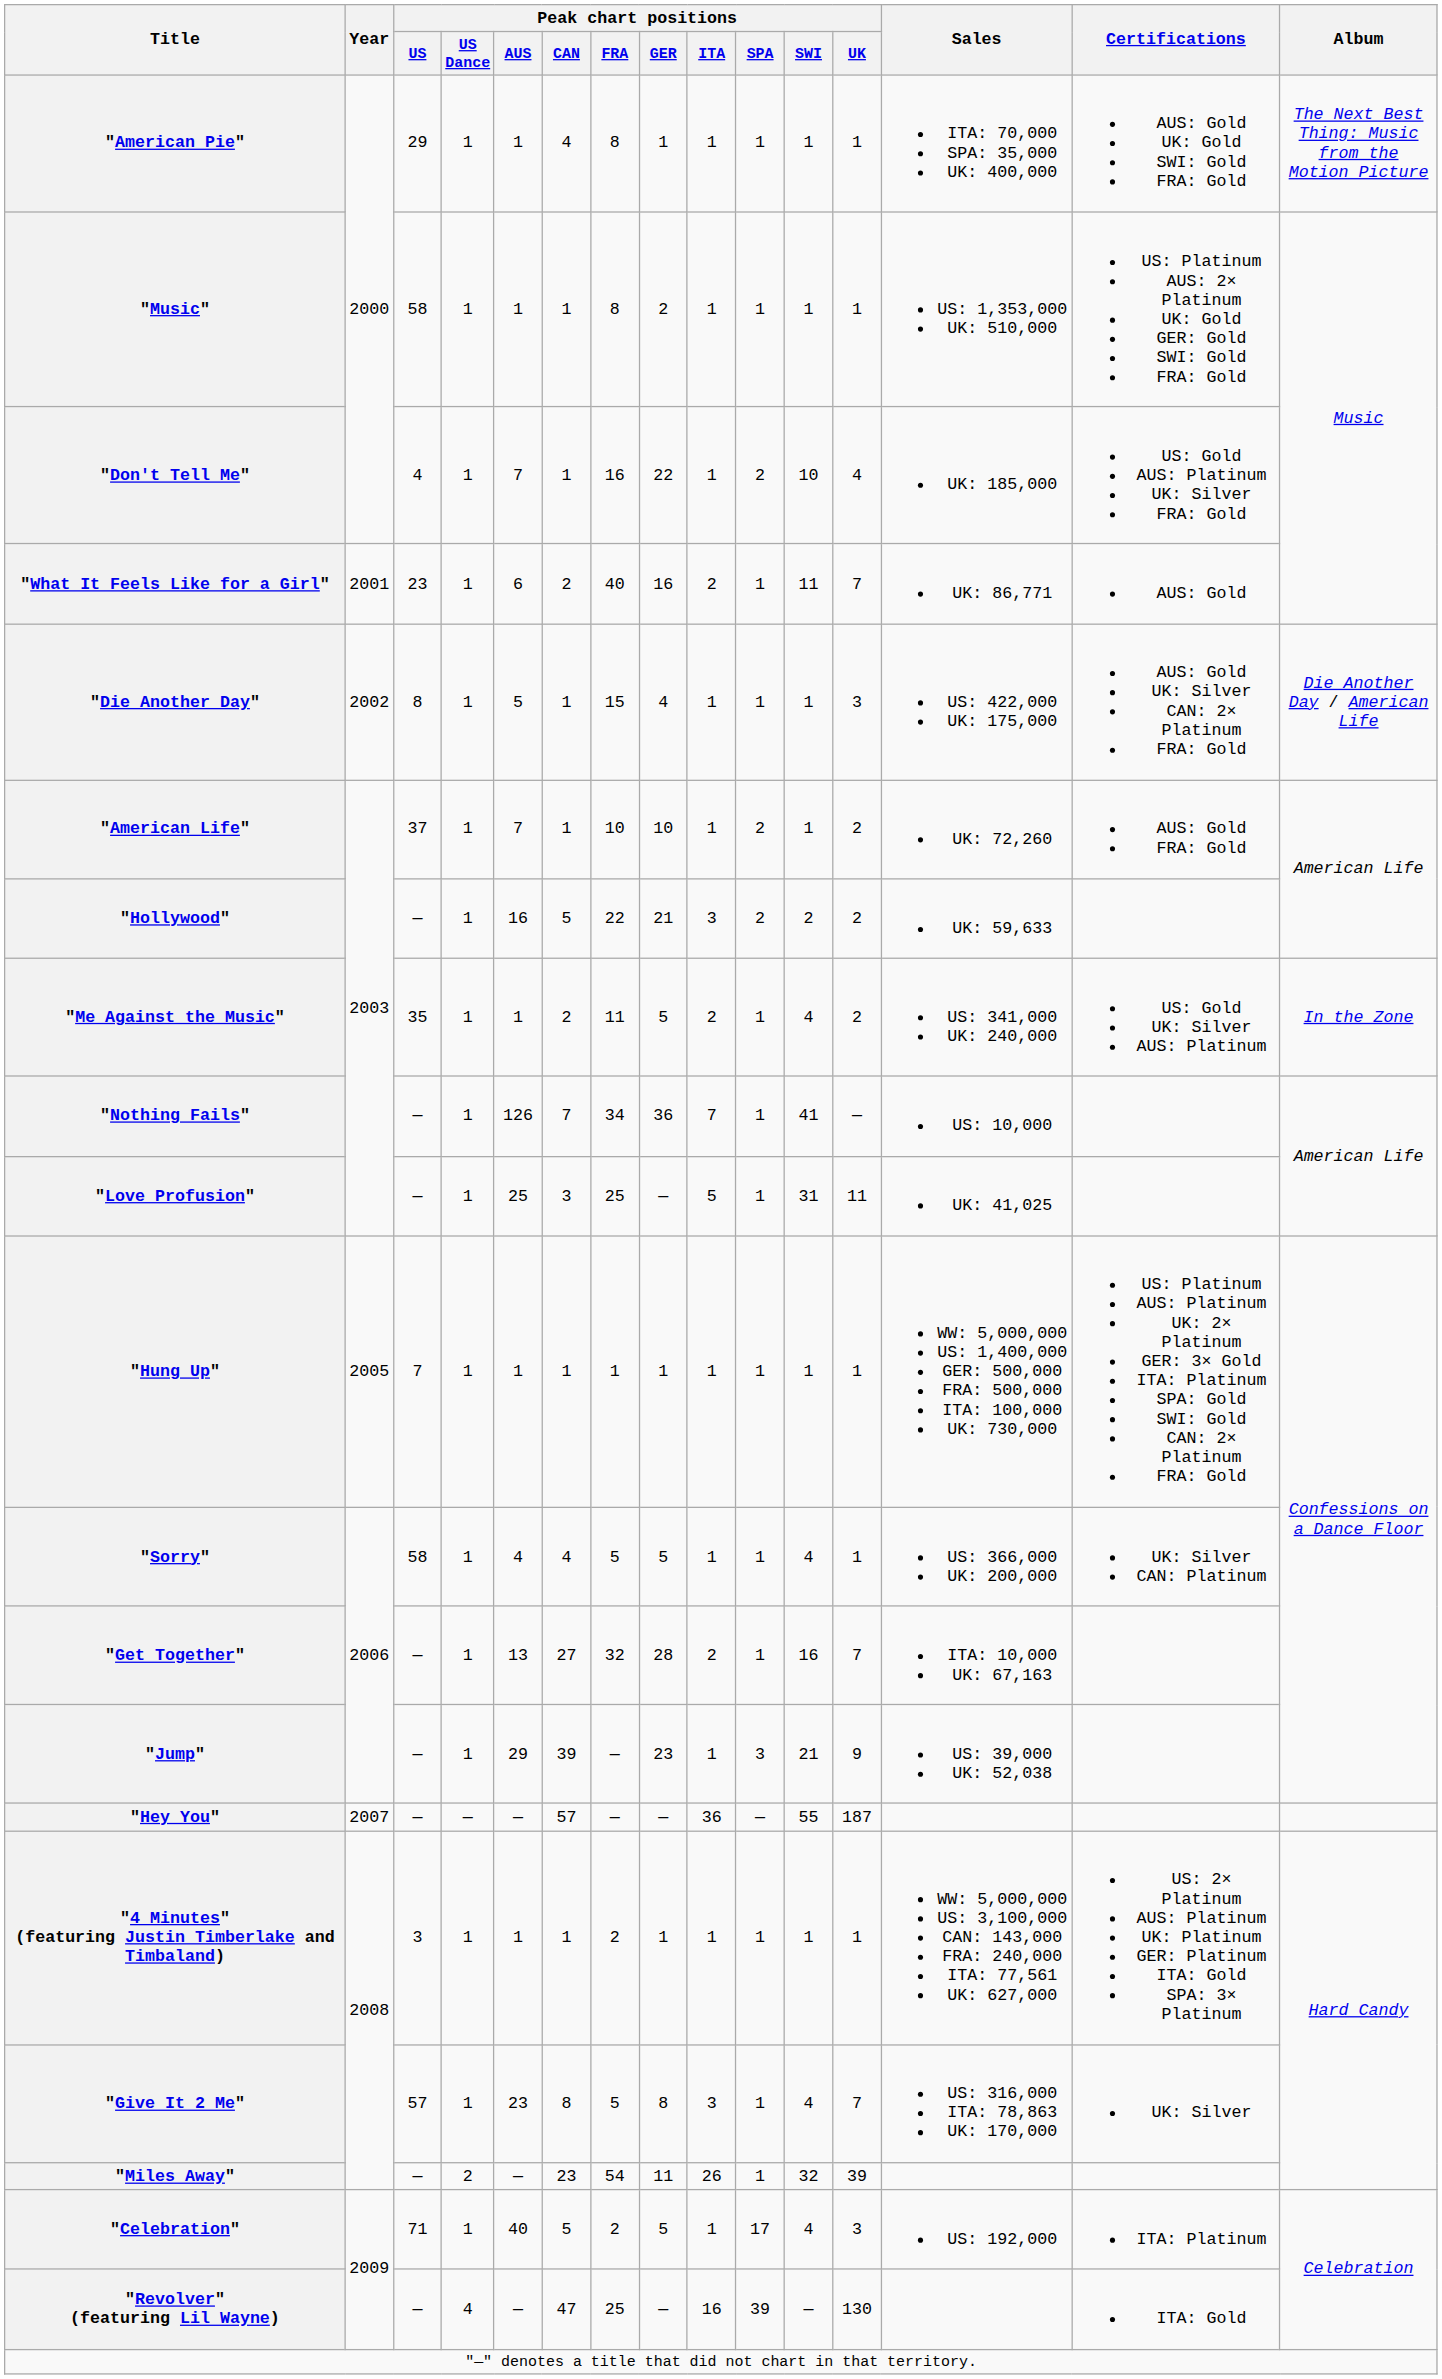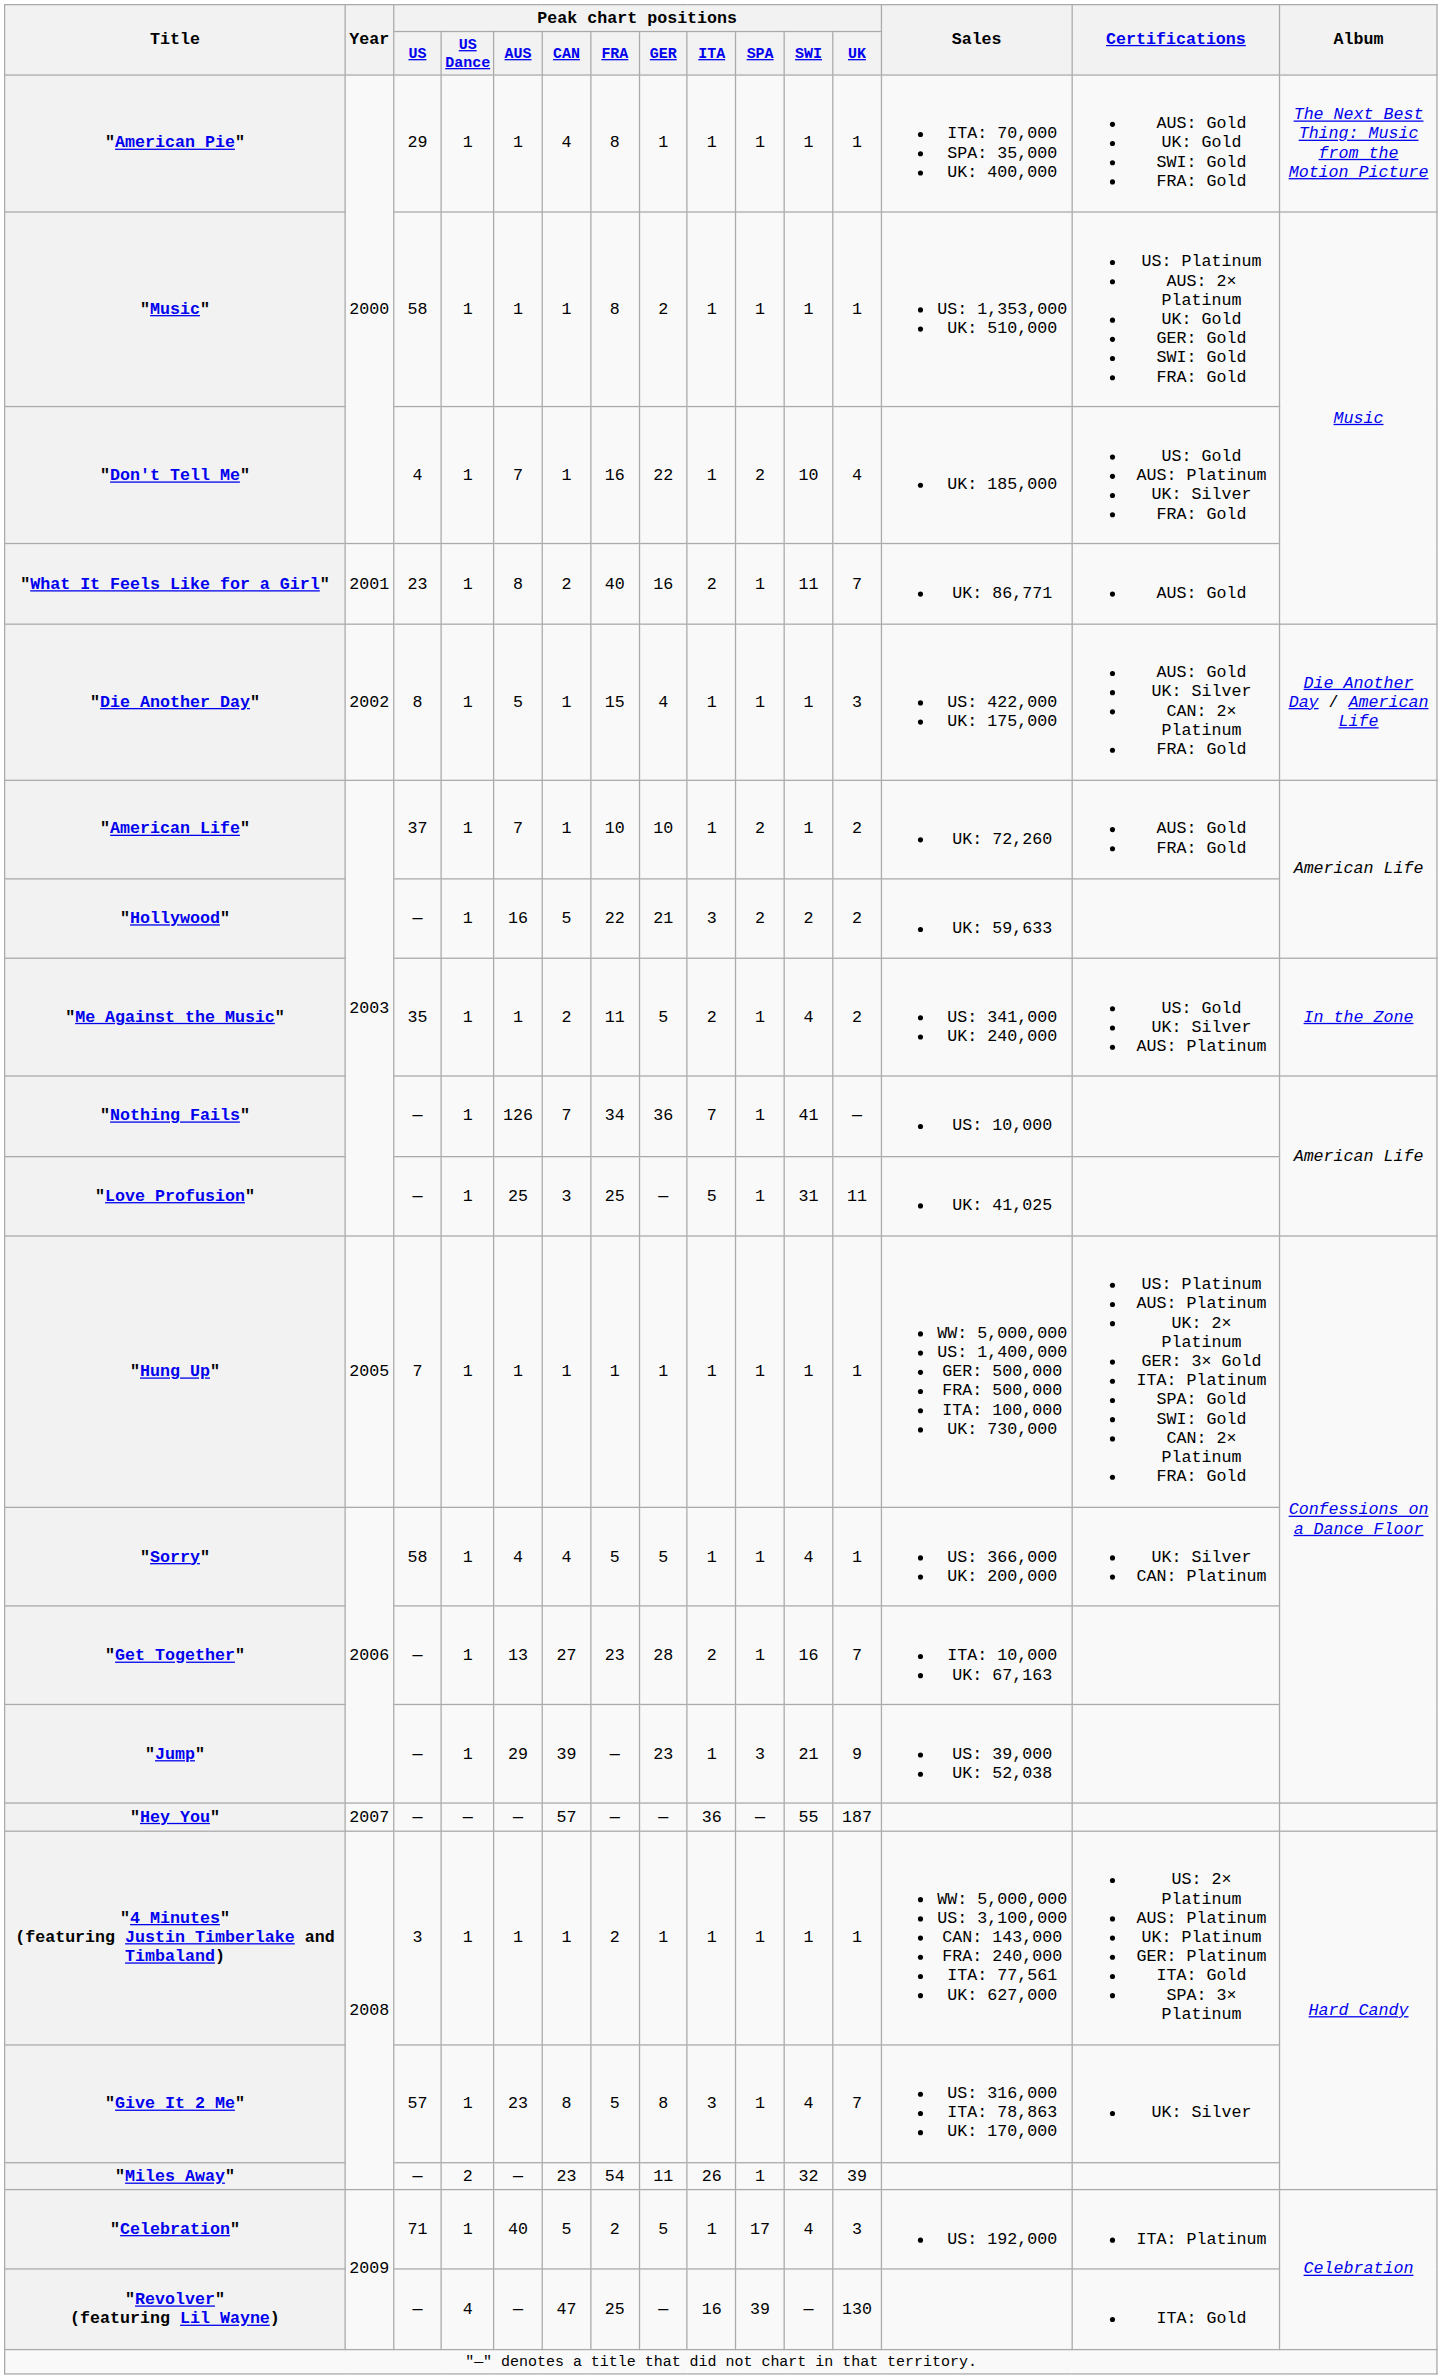(518, 584) 6 -> (518, 584) 8
(615, 1655) 32 -> (615, 1655) 23
